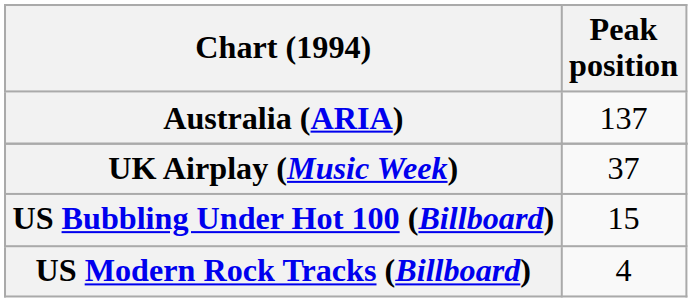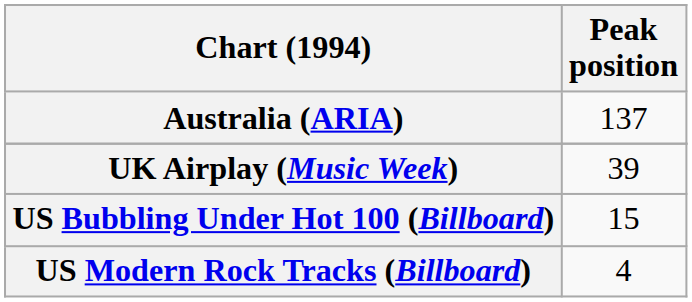(624, 168) 37 -> (624, 168) 39
